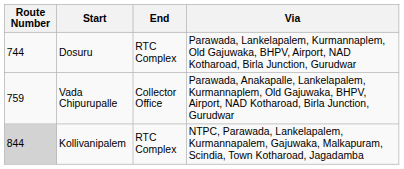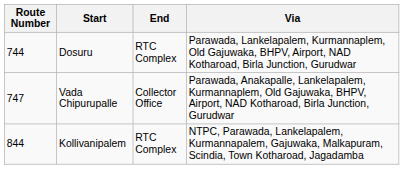(15, 98) 759 -> (15, 98) 747
(15, 144) lightgrey background -> (15, 144) no background
